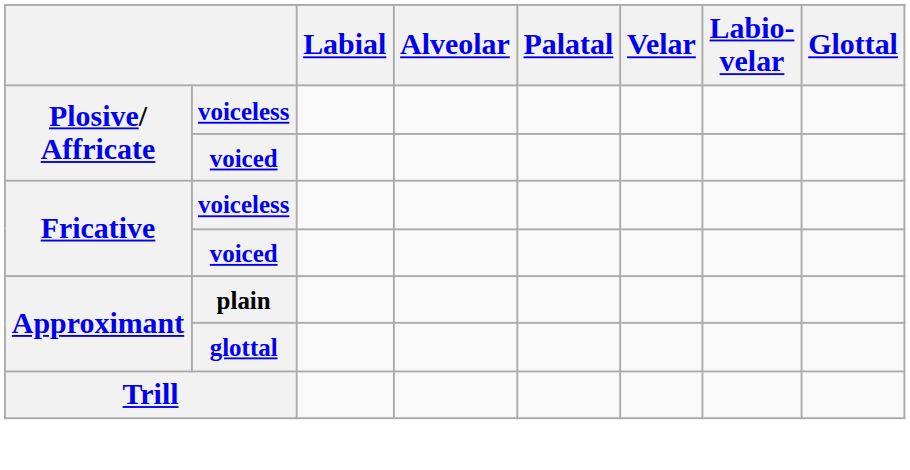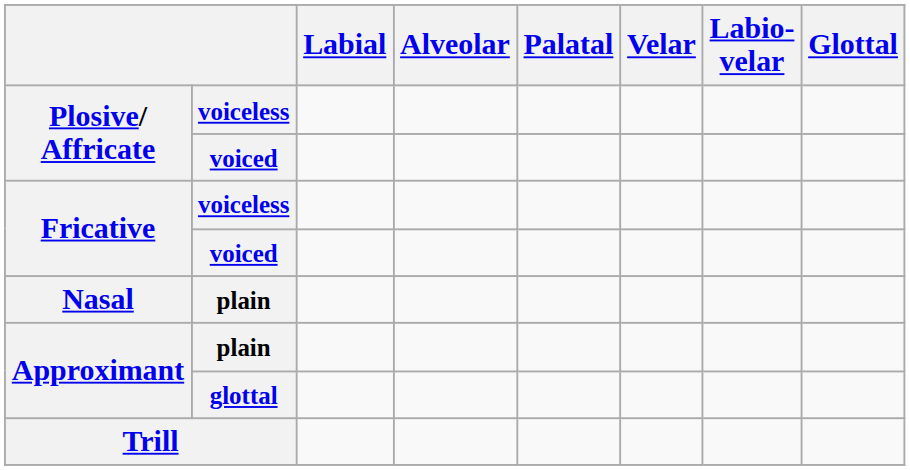+ row: (98, 299)
